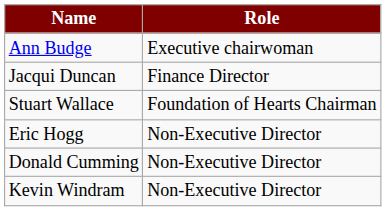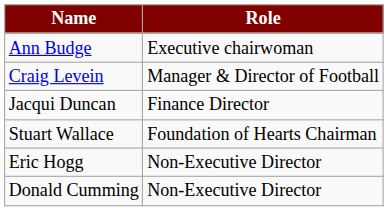+ row: (56, 76)
- row: (67, 190)
